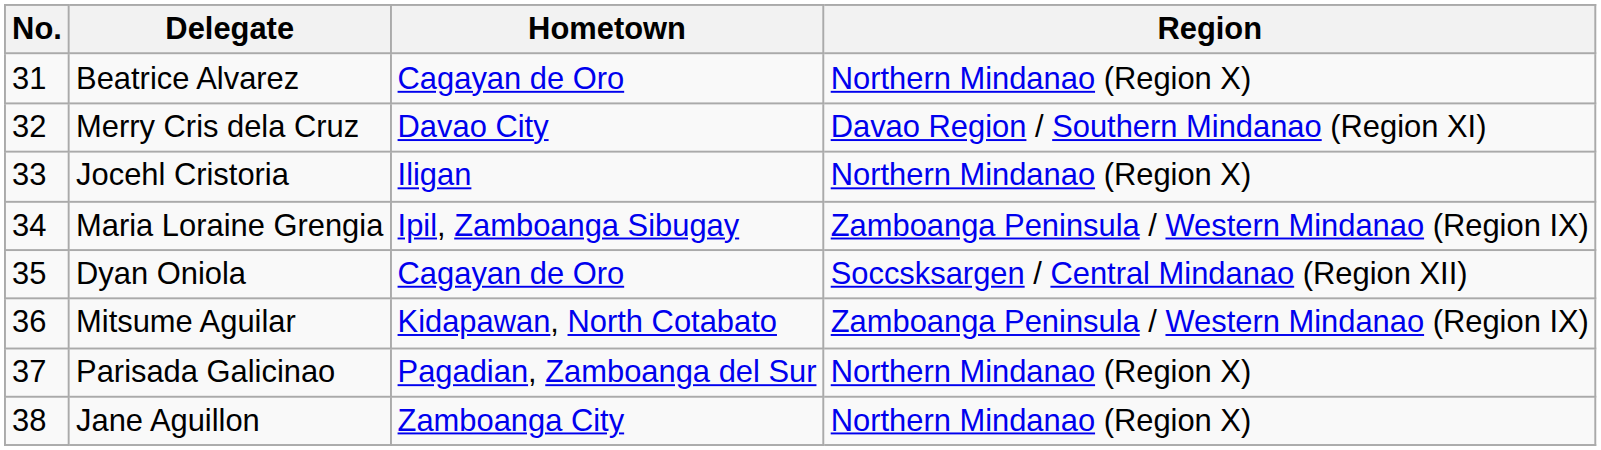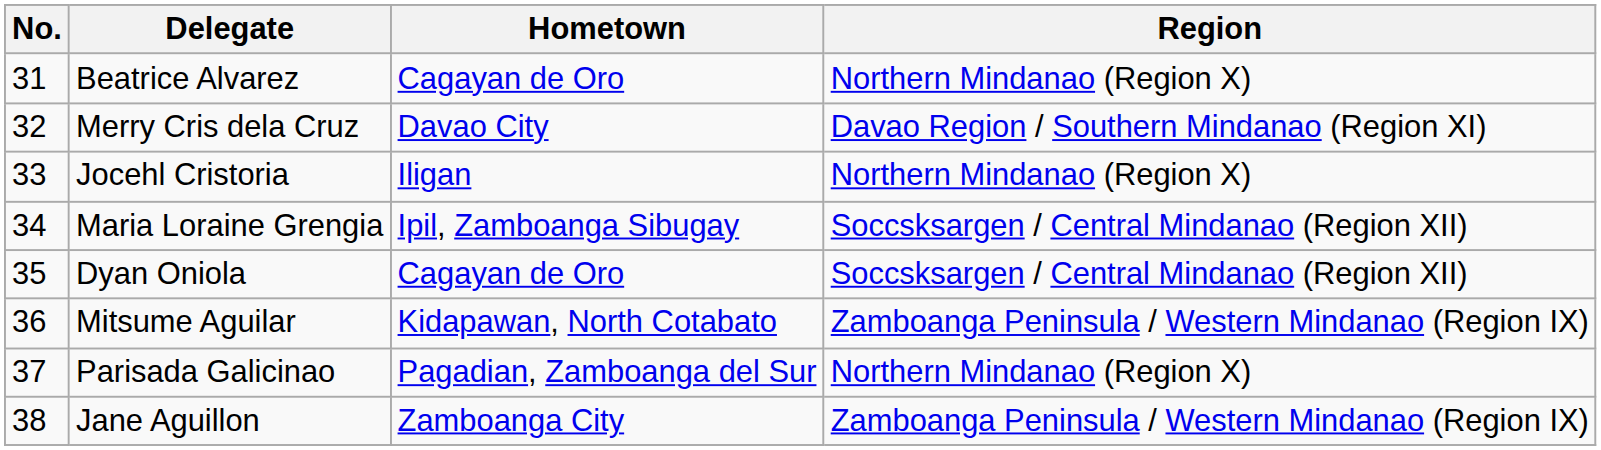(1210, 224) Zamboanga Peninsula / Western Mindanao (Region IX) -> (1149, 224) Soccsksargen / Central Mindanao (Region XII)
(1041, 420) Northern Mindanao (Region X) -> (1210, 420) Zamboanga Peninsula / Western Mindanao (Region IX)
